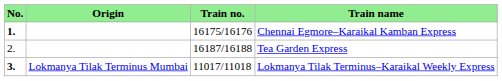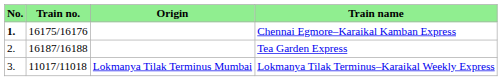columns swapped: (223, 13) <-> (108, 13)
(11, 66) bold -> (11, 66) normal
